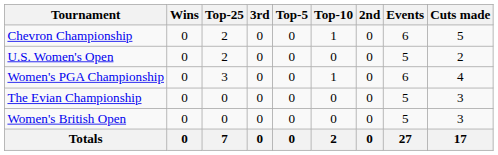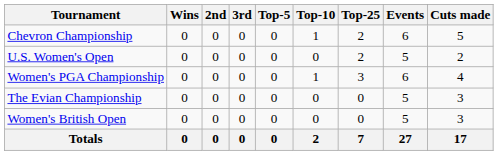columns swapped: (370, 14) <-> (224, 14)
